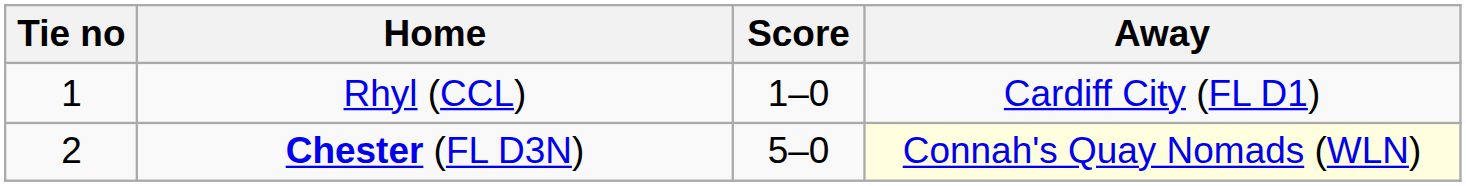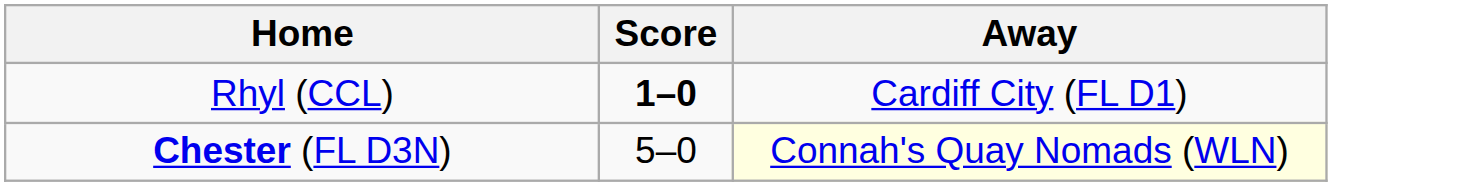- column: (71, 33)
(798, 92) normal -> (666, 92) bold
